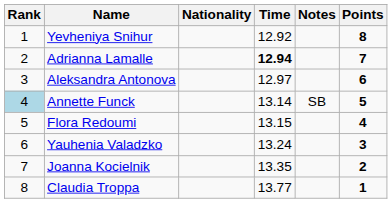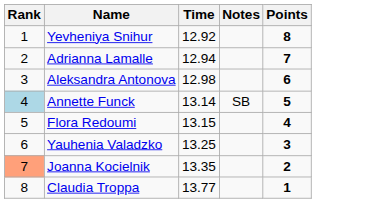- column: (217, 15)
(275, 58) bold -> (199, 58) normal
(275, 79) 12.97 -> (199, 79) 12.98
(275, 144) 13.24 -> (199, 144) 13.25
(24, 166) no background -> (24, 166) lightsalmon background
